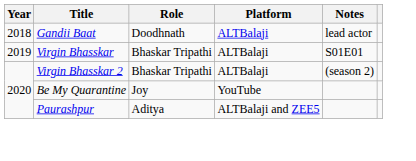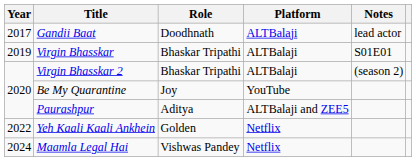(19, 33) 2018 -> (19, 33) 2017
+ row: (96, 128)
+ row: (82, 147)
